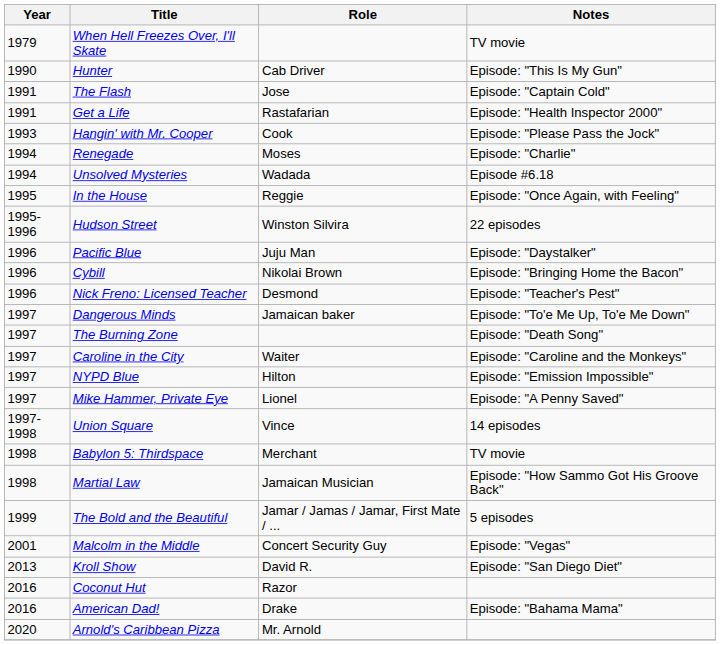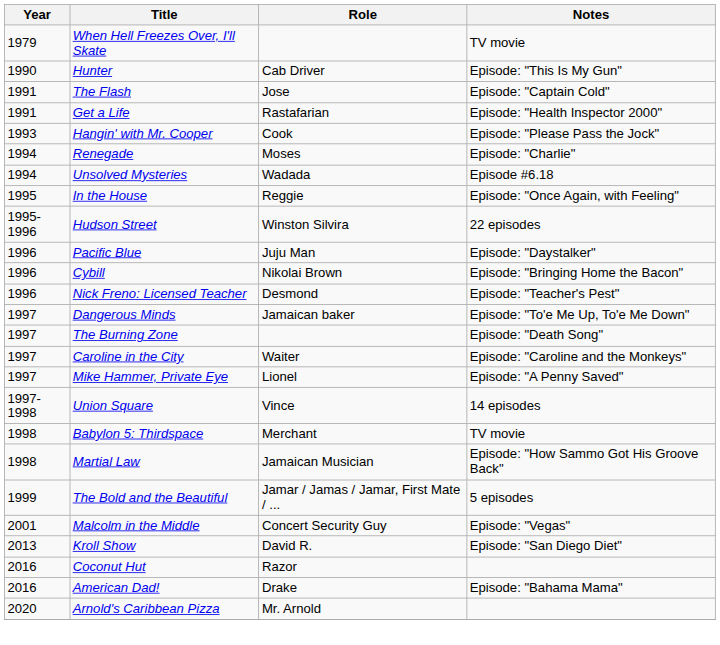- row: (106, 377)
